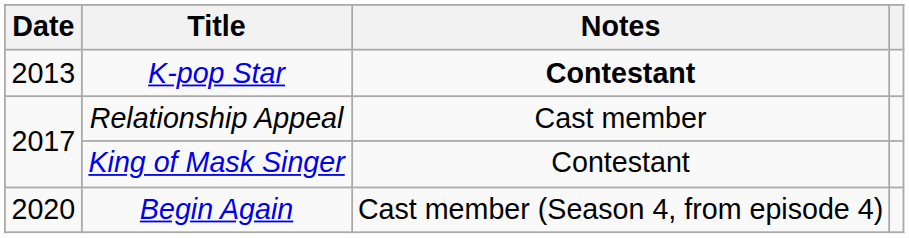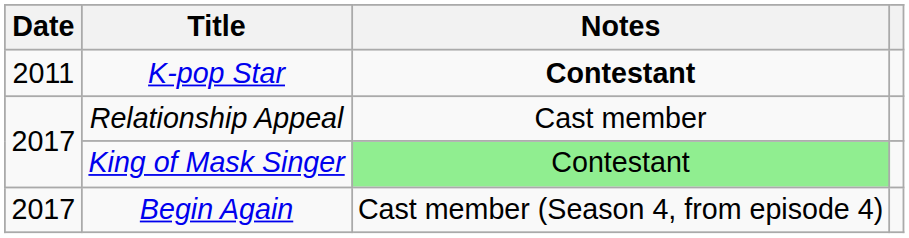(43, 72) 2013 -> (43, 72) 2011
(621, 163) no background -> (621, 163) lightgreen background
(43, 208) 2020 -> (43, 208) 2017
